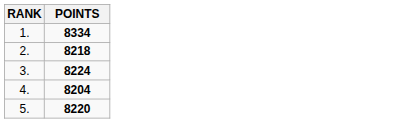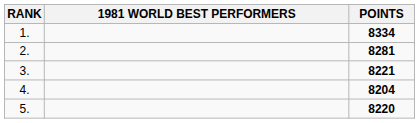+ column: (197, 14)
(77, 52) 8218 -> (382, 52) 8281
(77, 71) 8224 -> (382, 71) 8221
